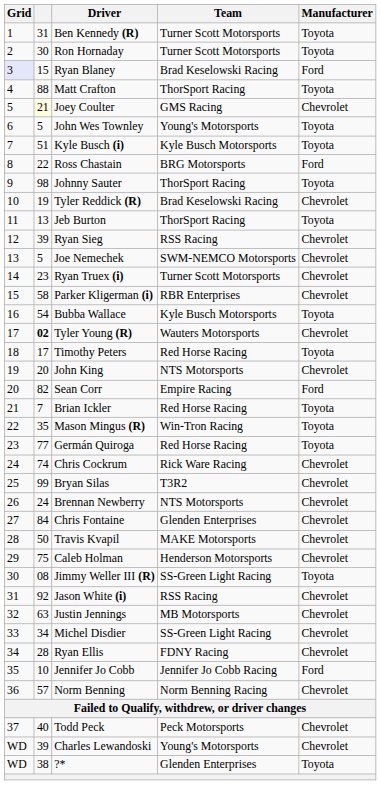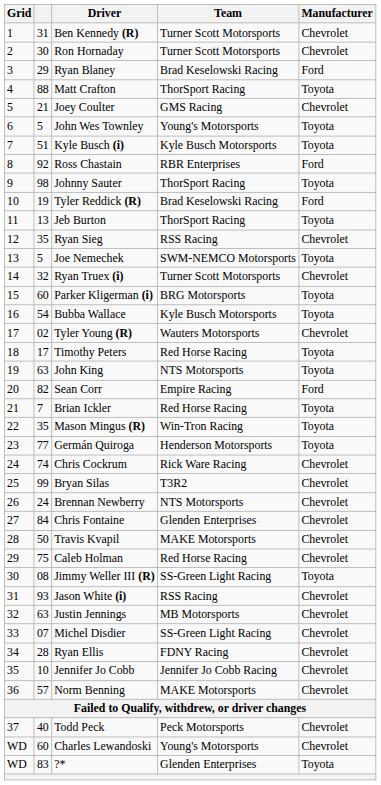(318, 32) Toyota -> (325, 32) Chevrolet
(318, 51) Toyota -> (325, 51) Chevrolet
(10, 70) lavender background -> (10, 70) no background
(43, 70) 15 -> (43, 70) 29
(43, 107) lightyellow background -> (43, 107) no background
(43, 164) 22 -> (43, 164) 92
(203, 164) BRG Motorsports -> (200, 164) RBR Enterprises
(325, 201) Chevrolet -> (313, 201) Ford
(43, 239) 39 -> (43, 239) 35
(325, 257) Chevrolet -> (318, 257) Toyota
(43, 276) 23 -> (43, 276) 32
(43, 295) 58 -> (43, 295) 60
(200, 295) RBR Enterprises -> (203, 295) BRG Motorsports
(325, 295) Chevrolet -> (318, 295) Toyota
(43, 333) bold -> (43, 333) normal
(43, 370) 20 -> (43, 370) 63
(325, 370) Chevrolet -> (318, 370) Toyota
(203, 445) Red Horse Racing -> (216, 445) Henderson Motorsports
(216, 558) Henderson Motorsports -> (203, 558) Red Horse Racing
(43, 595) 92 -> (43, 595) 93
(43, 633) 34 -> (43, 633) 07
(313, 671) Ford -> (325, 671) Chevrolet
(214, 689) Norm Benning Racing -> (208, 689) MAKE Motorsports
(43, 746) 39 -> (43, 746) 60
(43, 764) 38 -> (43, 764) 83
